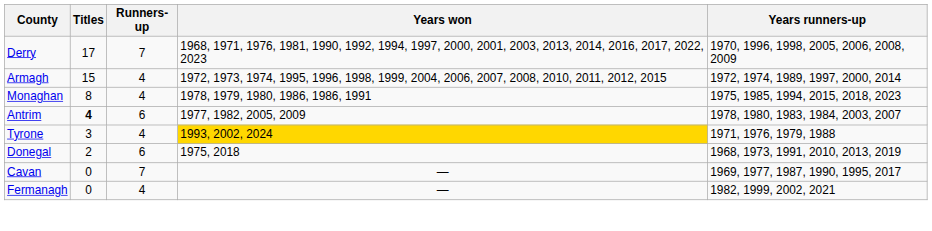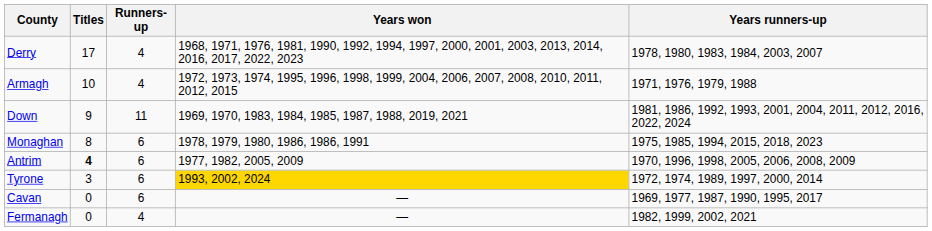(142, 52) 7 -> (141, 52) 4
(807, 52) 1970, 1996, 1998, 2005, 2006, 2008, 2009 -> (727, 52) 1978, 1980, 1983, 1984, 2003, 2007
(88, 78) 15 -> (88, 84) 10
(806, 78) 1972, 1974, 1989, 1997, 2000, 2014 -> (694, 84) 1971, 1976, 1979, 1988
+ row: (22, 116)
(142, 96) 4 -> (141, 142) 6
(806, 115) 1978, 1980, 1983, 1984, 2003, 2007 -> (744, 161) 1970, 1996, 1998, 2005, 2006, 2008, 2009
(142, 134) 4 -> (141, 179) 6
(773, 134) 1971, 1976, 1979, 1988 -> (727, 179) 1972, 1974, 1989, 1997, 2000, 2014
- row: (29, 153)
(142, 171) 7 -> (141, 198) 6
